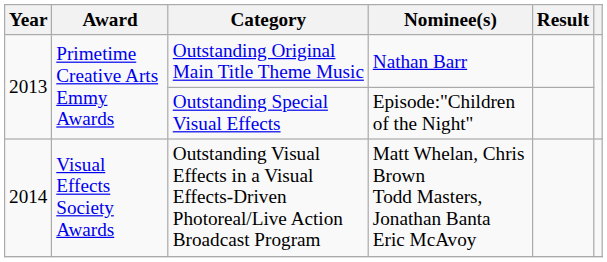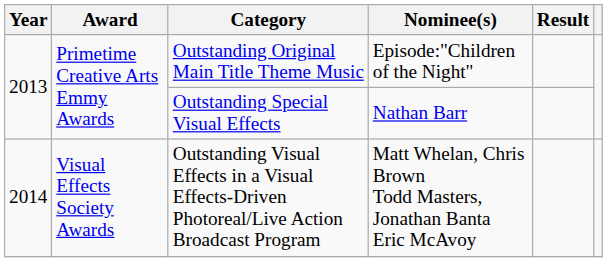(420, 60) Nathan Barr -> (444, 60) Episode:"Children of the Night"
(444, 113) Episode:"Children of the Night" -> (420, 113) Nathan Barr
